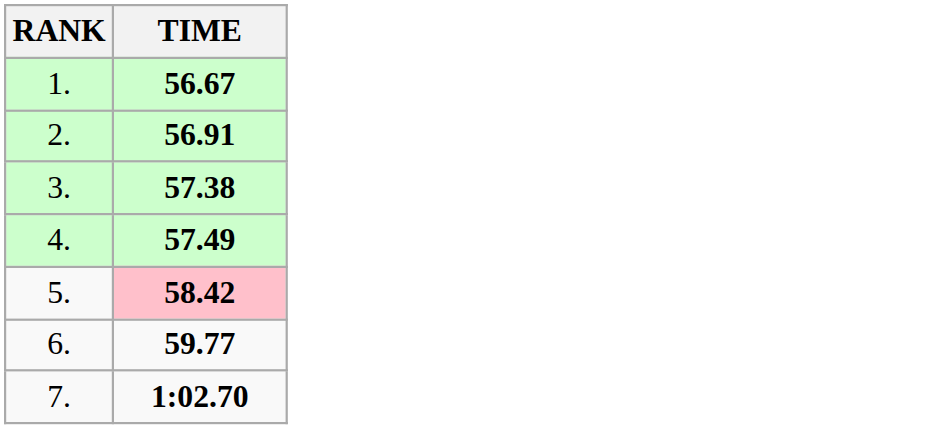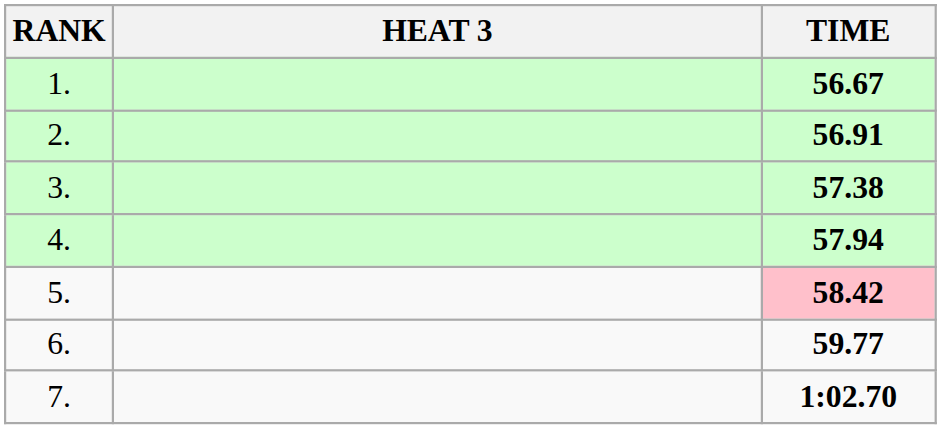+ column: (437, 31)
(200, 240) 57.49 -> (848, 240) 57.94
